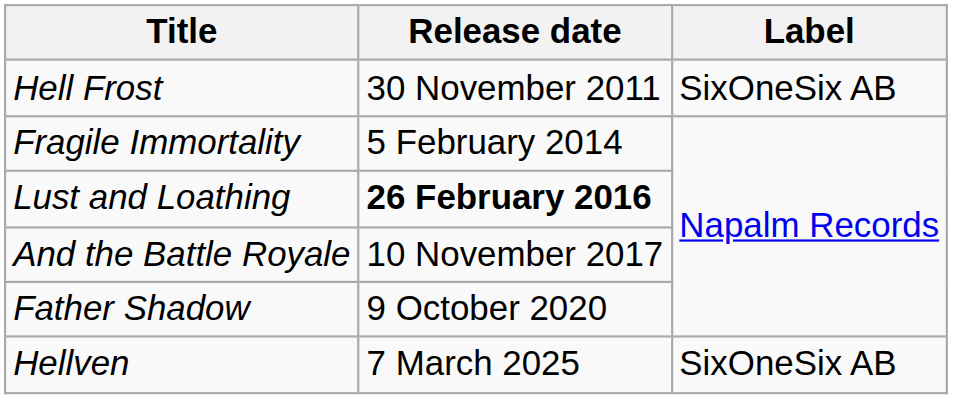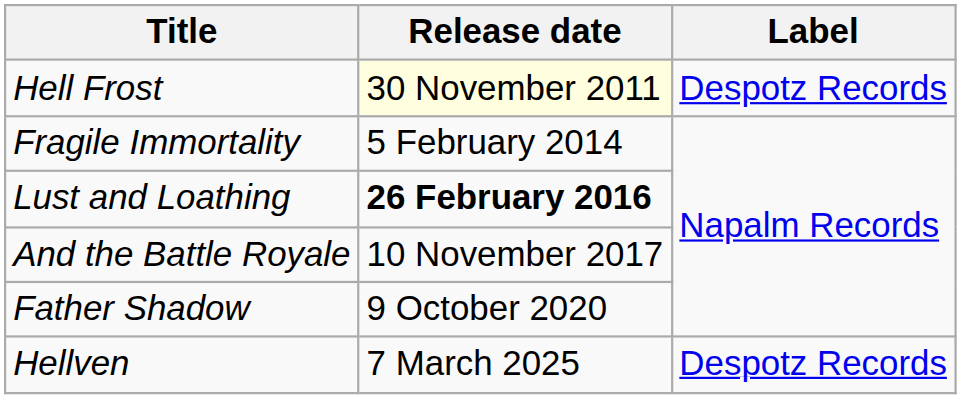(514, 87) no background -> (514, 87) lightyellow background
(788, 87) SixOneSix AB -> (813, 87) Despotz Records
(788, 364) SixOneSix AB -> (813, 364) Despotz Records
